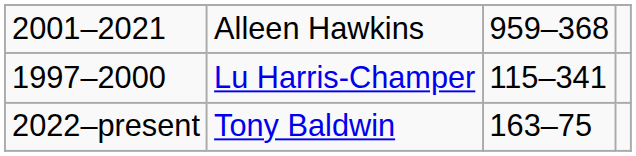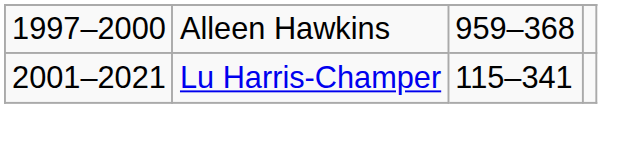(89, 28) 2001–2021 -> (89, 28) 1997–2000
(89, 77) 1997–2000 -> (89, 77) 2001–2021
- row: (305, 126)
